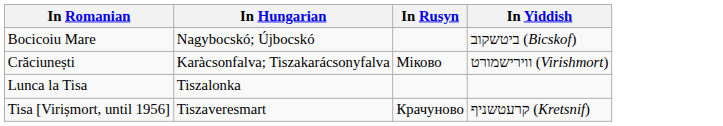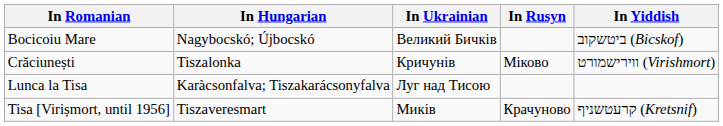+ column: (447, 16)
(283, 62) Karàcsonfalva; Tiszakarácsonyfalva -> (209, 62) Tiszalonka
(209, 86) Tiszalonka -> (283, 86) Karàcsonfalva; Tiszakarácsonyfalva
